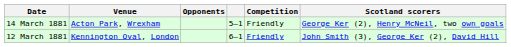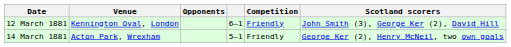rows swapped: (37, 36) <-> (37, 23)
